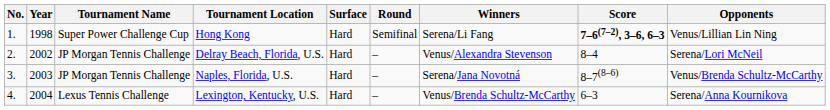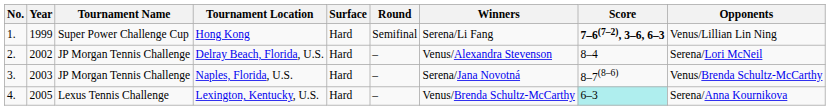(41, 34) 1998 -> (41, 34) 1999
(41, 96) 2004 -> (41, 96) 2005
(589, 96) no background -> (589, 96) paleturquoise background
